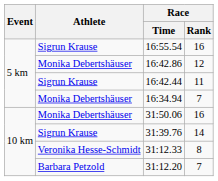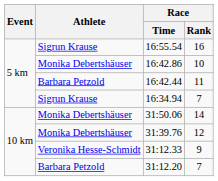(199, 64) 12 -> (199, 64) 10
(68, 81) Sigrun Krause -> (71, 81) Barbara Petzold
(85, 98) Monika Debertshäuser -> (68, 98) Sigrun Krause
(199, 116) 16 -> (199, 116) 14
(68, 133) Sigrun Krause -> (85, 133) Monika Debertshäuser
(199, 133) 14 -> (199, 133) 12
(199, 150) 8 -> (199, 150) 9
